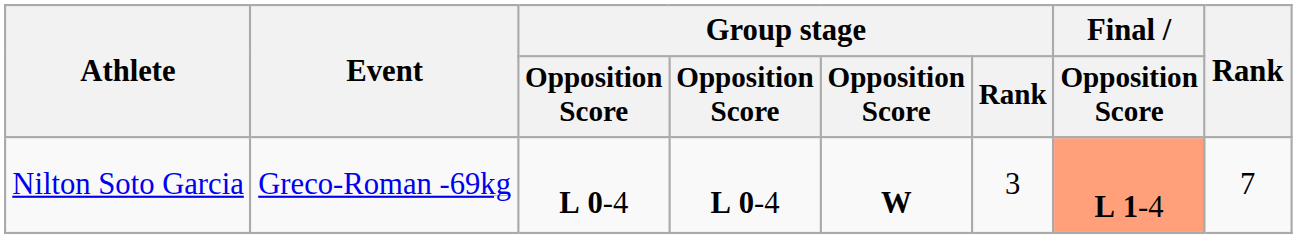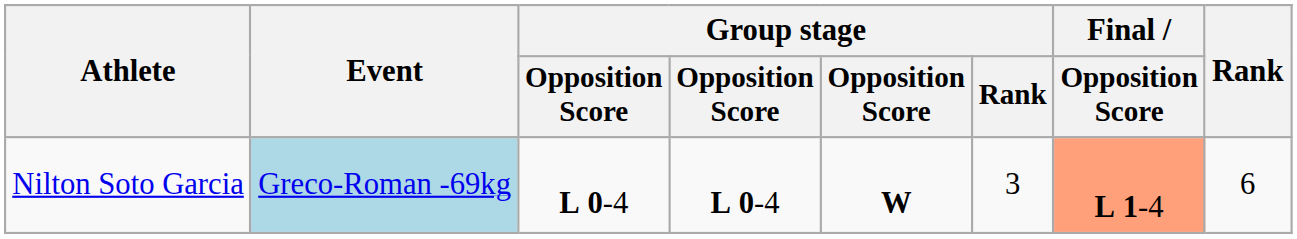(385, 184) no background -> (385, 184) lightblue background
(1248, 184) 7 -> (1248, 184) 6
